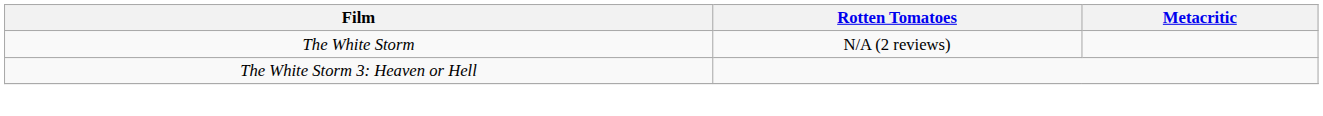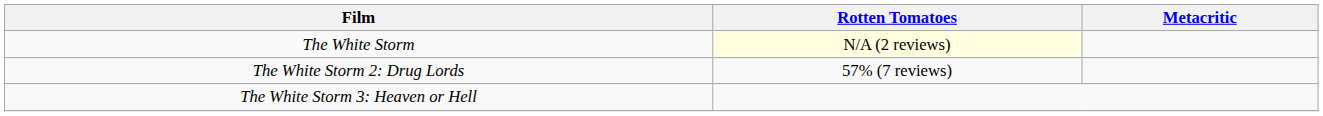(897, 44) no background -> (897, 44) lightyellow background
+ row: (358, 70)
